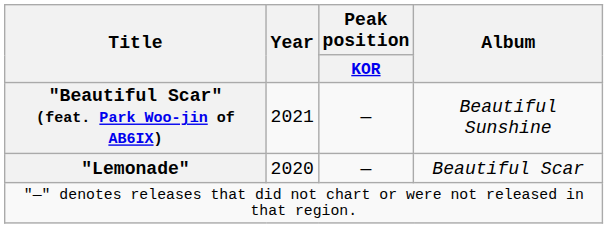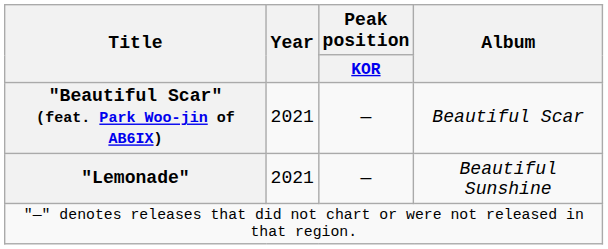(508, 118) Beautiful Sunshine -> (508, 118) Beautiful Scar
(292, 168) 2020 -> (292, 179) 2021
(508, 168) Beautiful Scar -> (508, 179) Beautiful Sunshine
